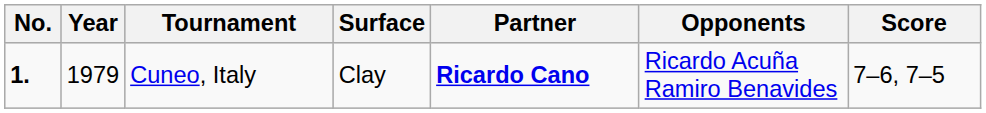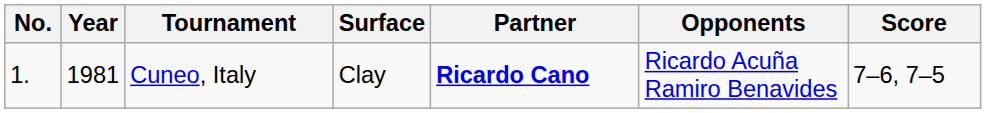(20, 75) bold -> (20, 75) normal
(93, 75) 1979 -> (93, 75) 1981
